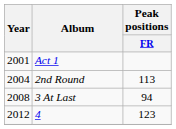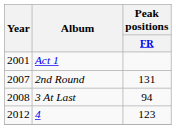(18, 79) 2004 -> (18, 79) 2007
(147, 79) 113 -> (147, 79) 131
